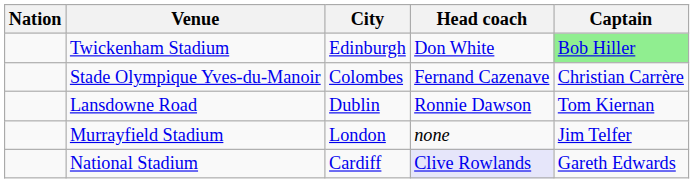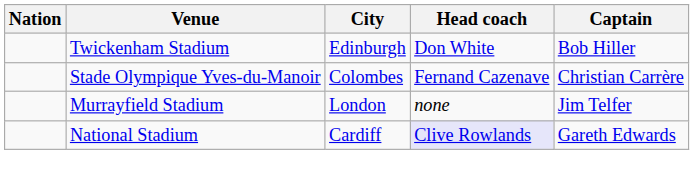(597, 47) lightgreen background -> (597, 47) no background
- row: (133, 105)
